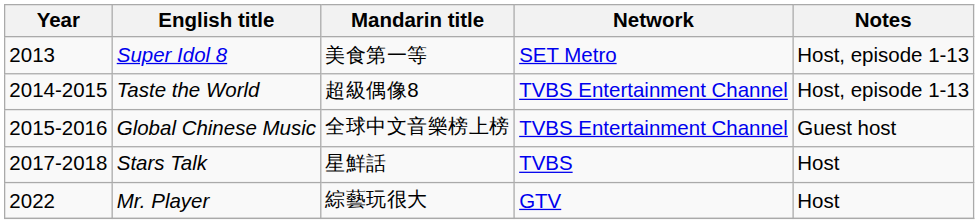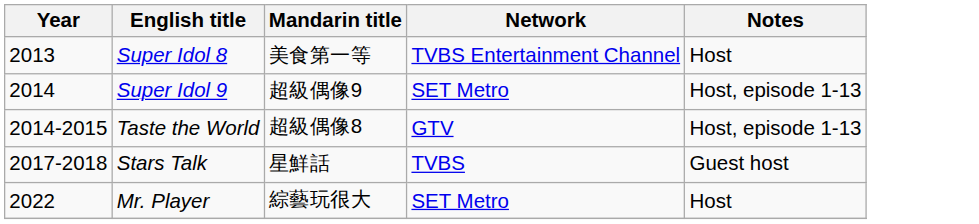(568, 55) SET Metro -> (546, 55) TVBS Entertainment Channel
(883, 55) Host, episode 1-13 -> (711, 55) Host
+ row: (172, 91)
(653, 91) TVBS Entertainment Channel -> (432, 127) GTV
- row: (216, 127)
(818, 164) Host -> (739, 164) Guest host
(540, 200) GTV -> (460, 200) SET Metro
